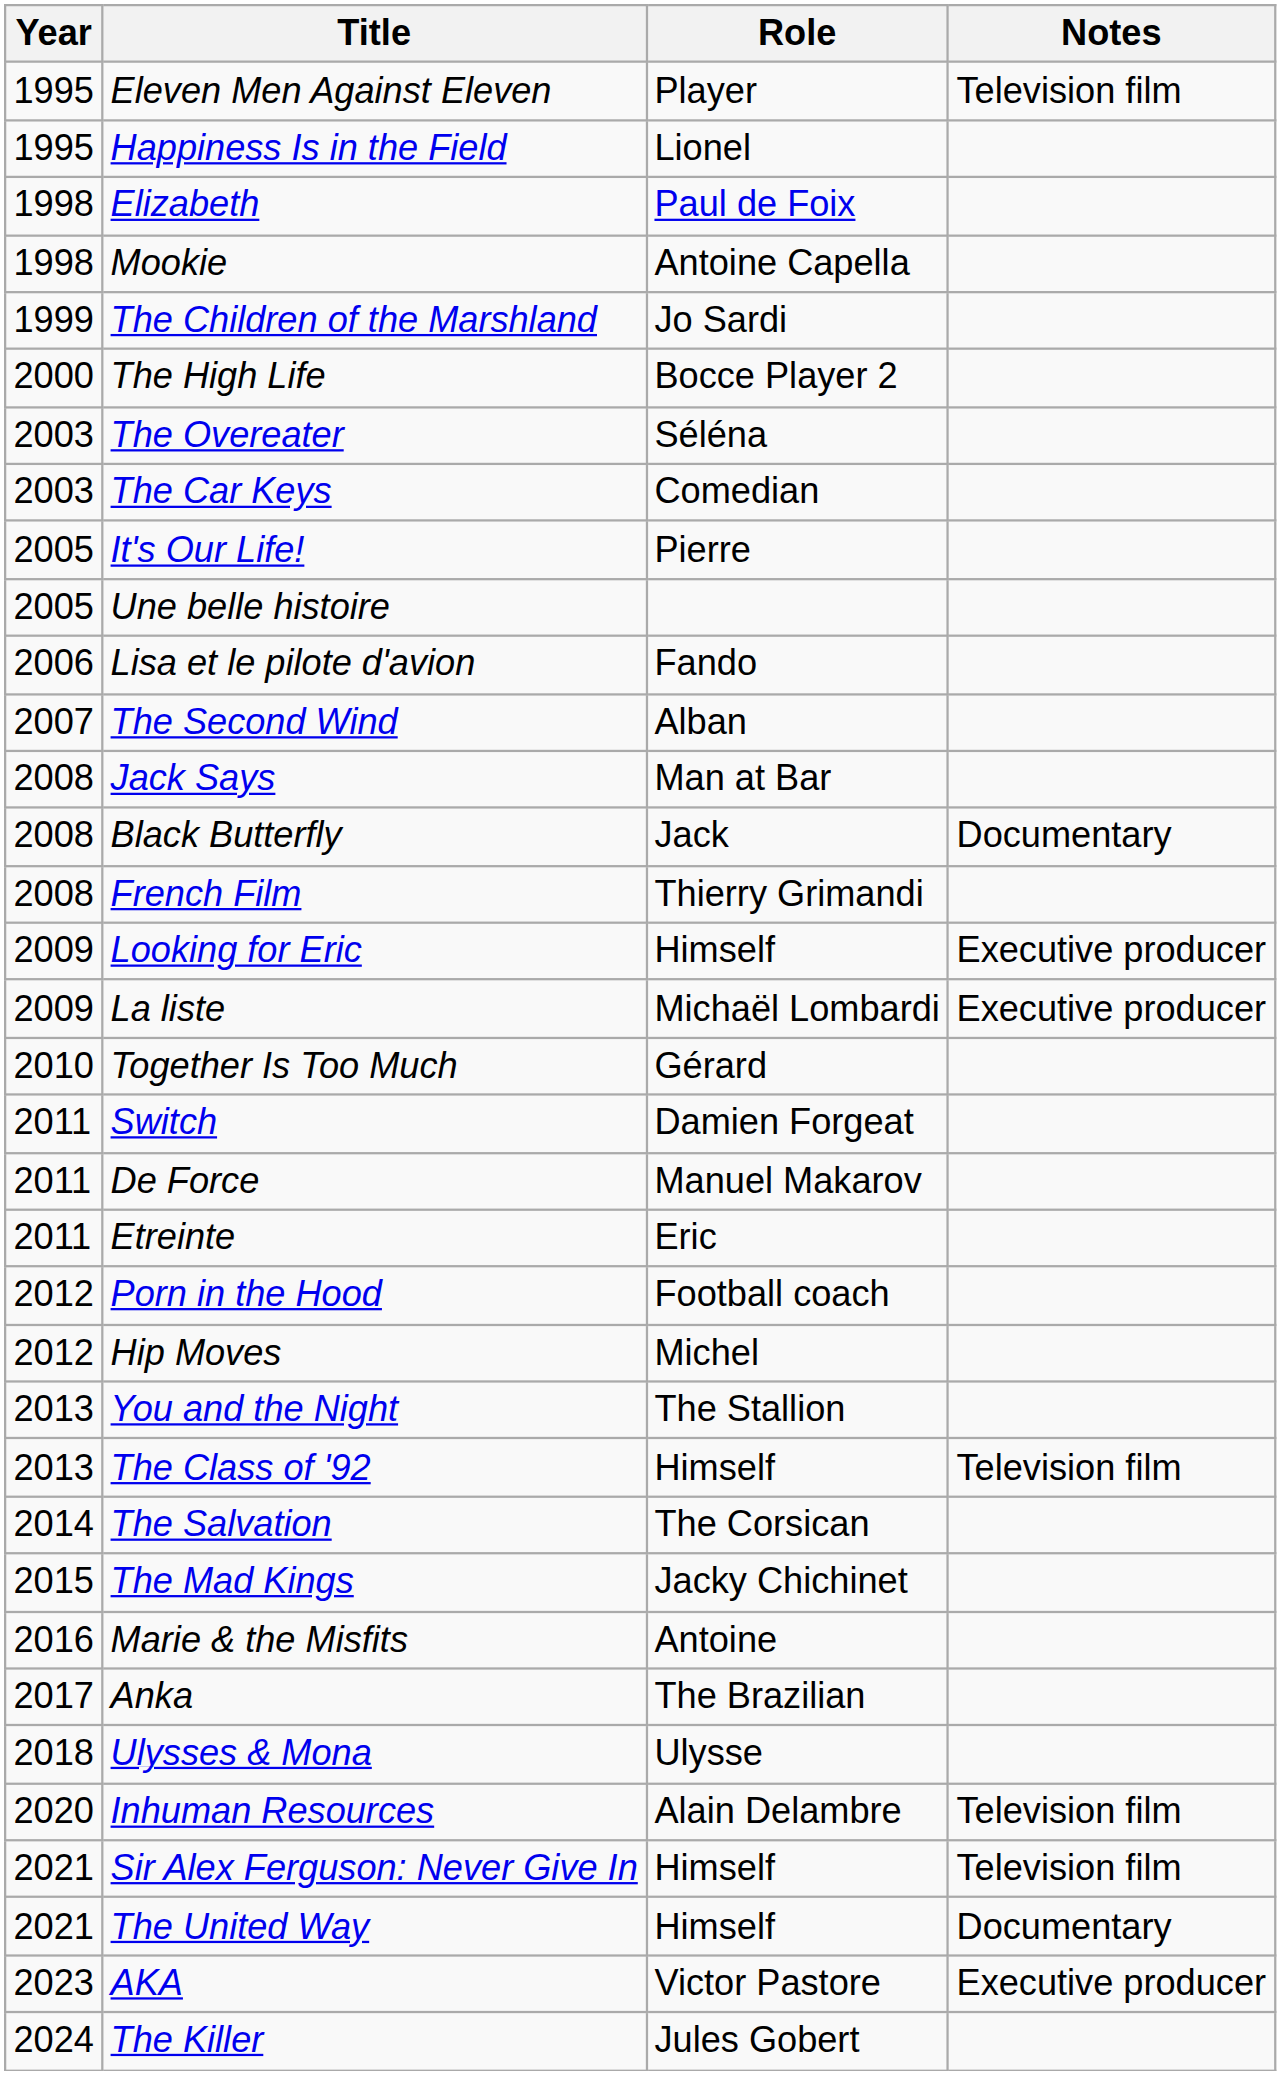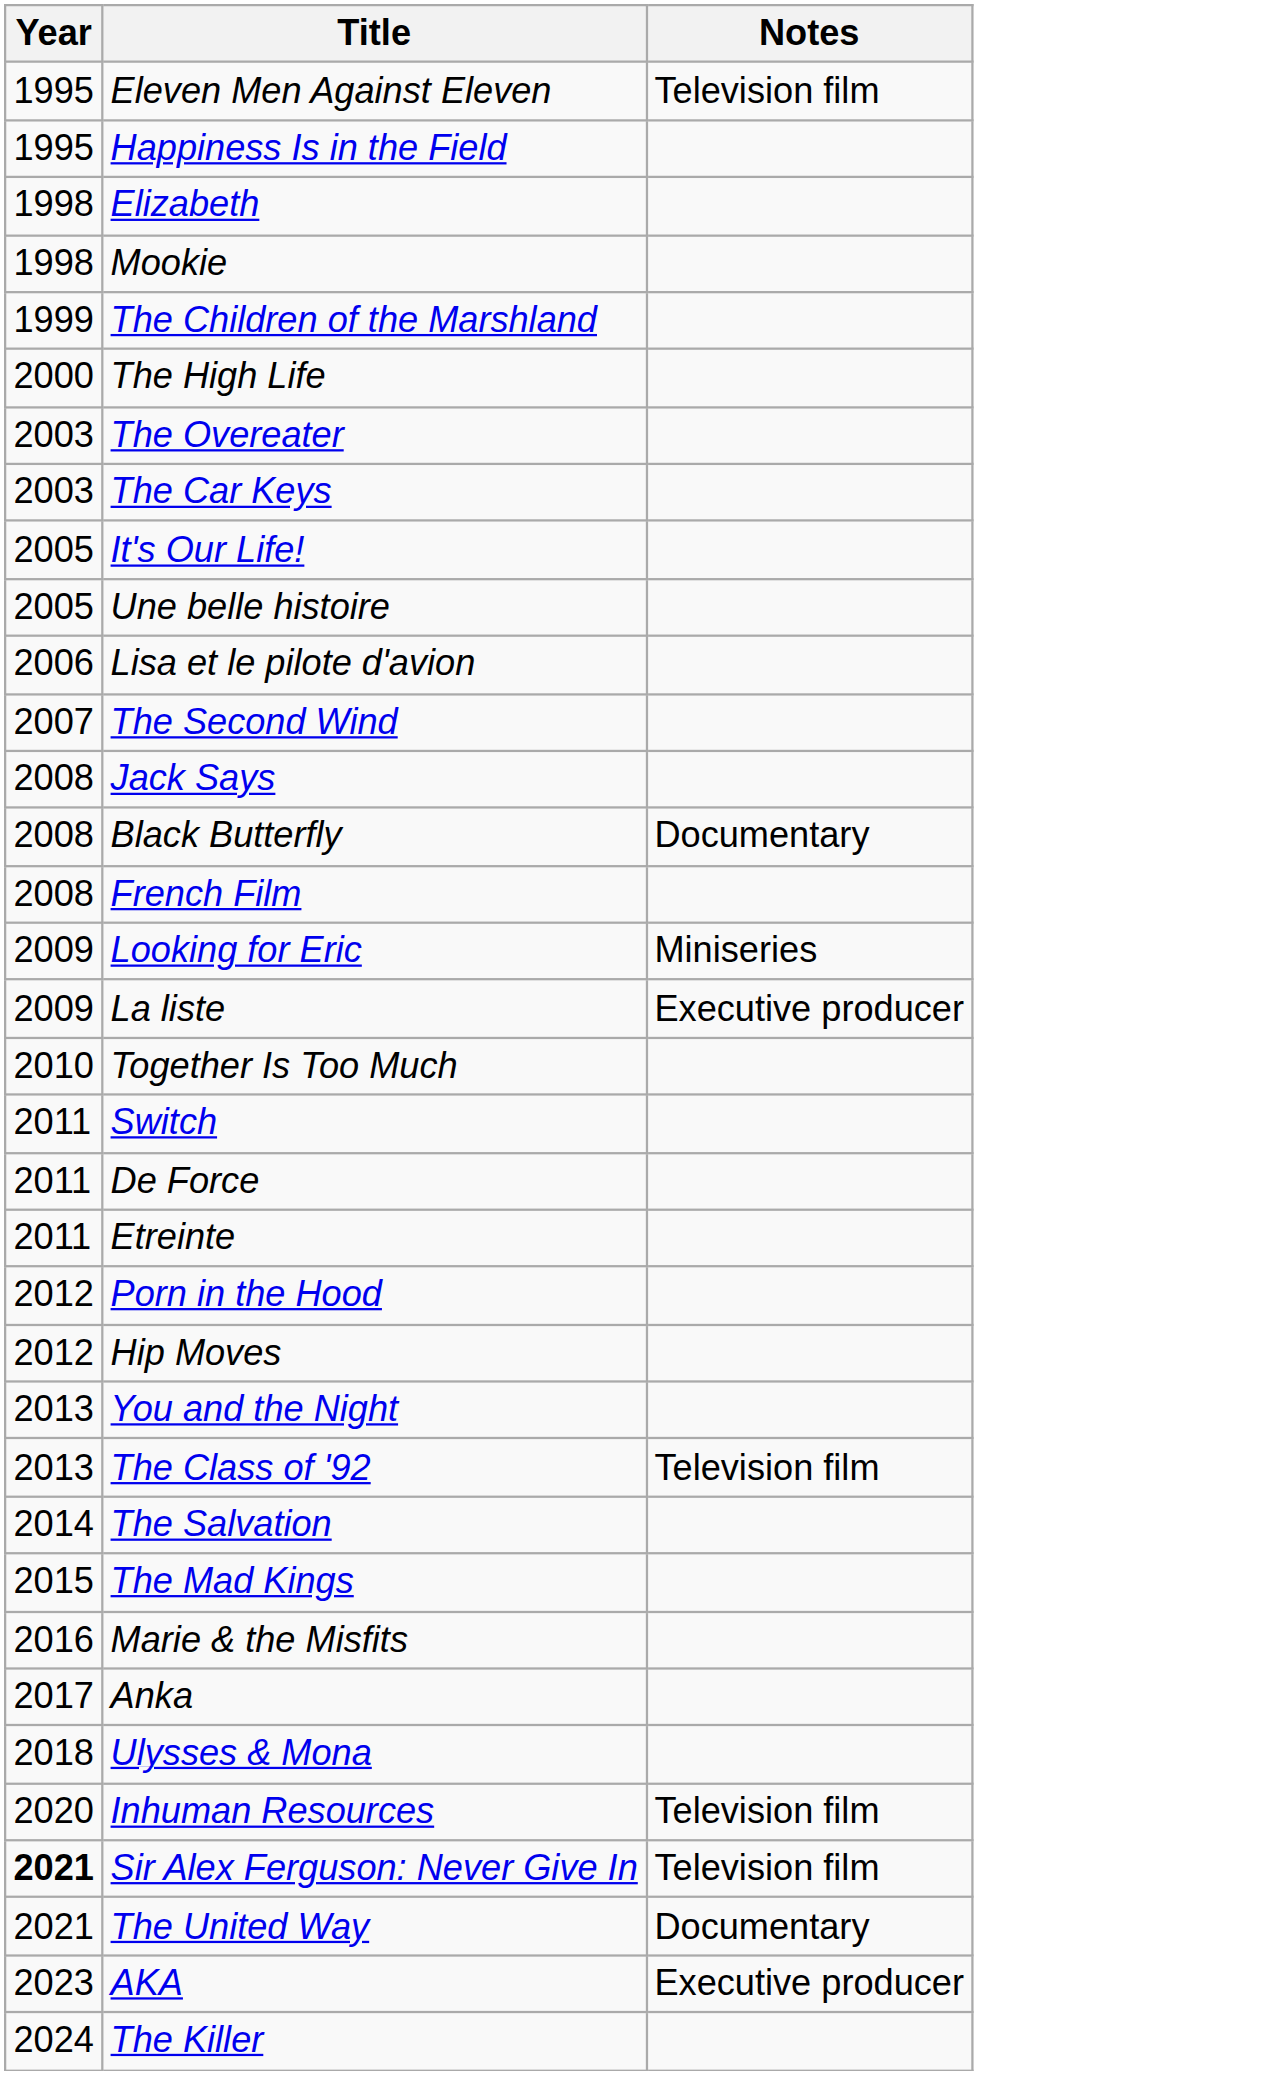- column: (797, 33)
(1111, 950) Executive producer -> (736, 950) Miniseries
(54, 1868) normal -> (54, 1868) bold
